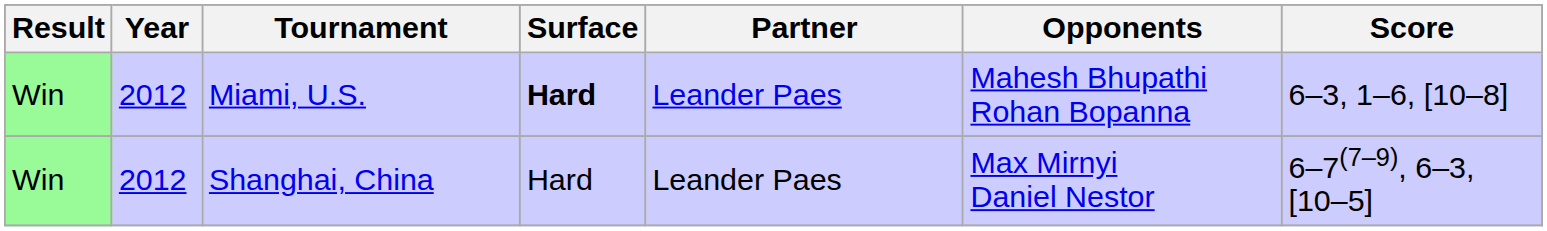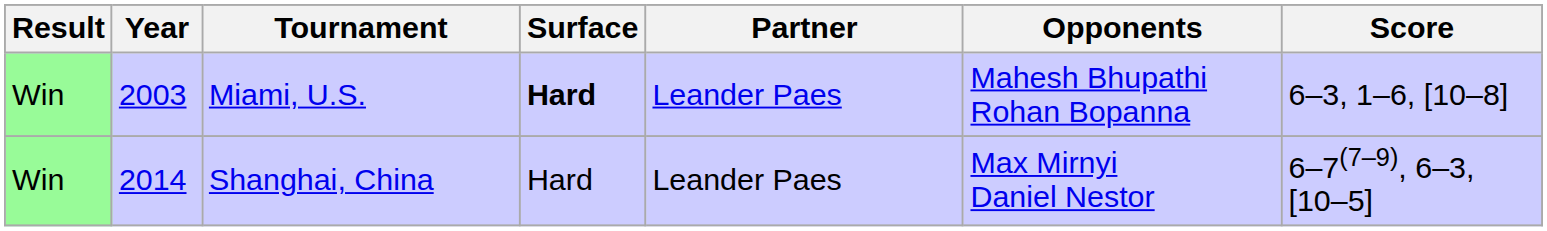(153, 93) 2012 -> (153, 93) 2003
(153, 180) 2012 -> (153, 180) 2014
